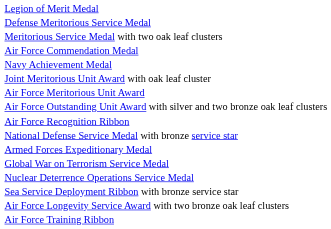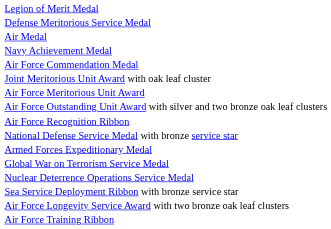- row: (114, 37)
+ row: (26, 37)
rows swapped: (71, 51) <-> (58, 65)
